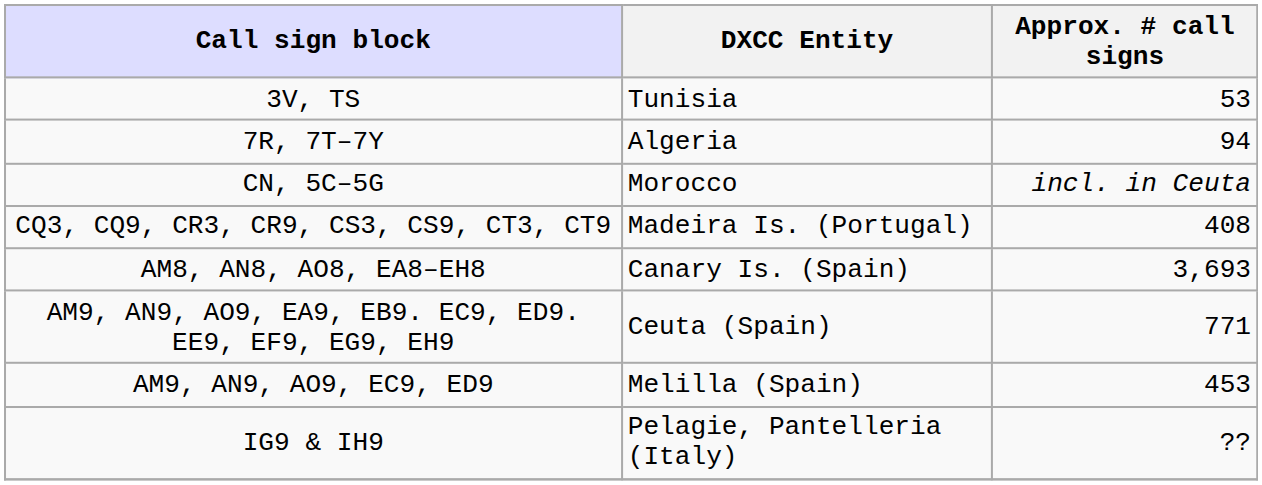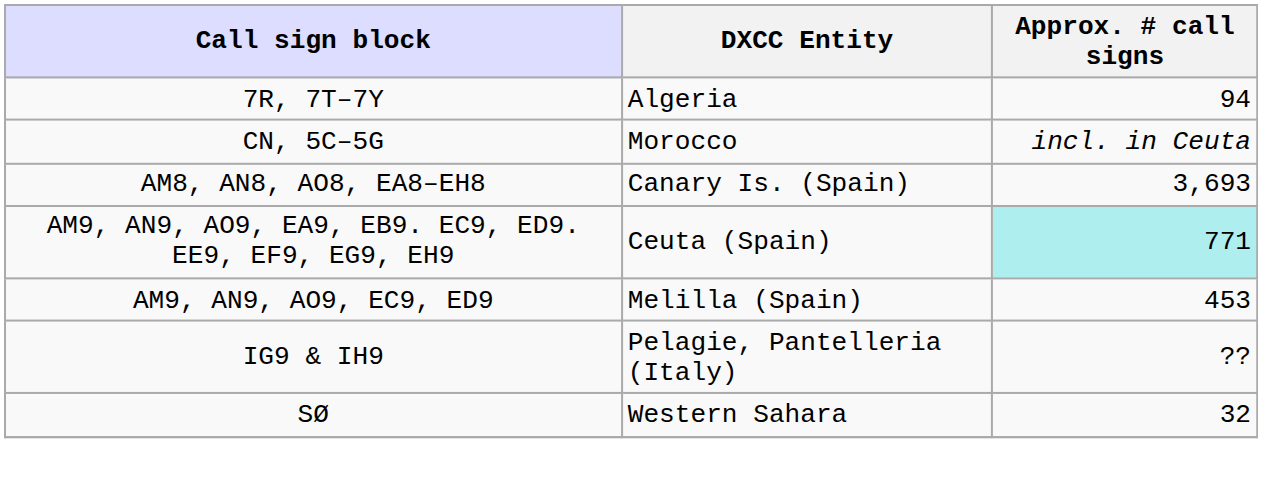- row: (313, 99)
- row: (313, 227)
(1227, 327) no background -> (1227, 242) paleturquoise background
+ row: (313, 415)
